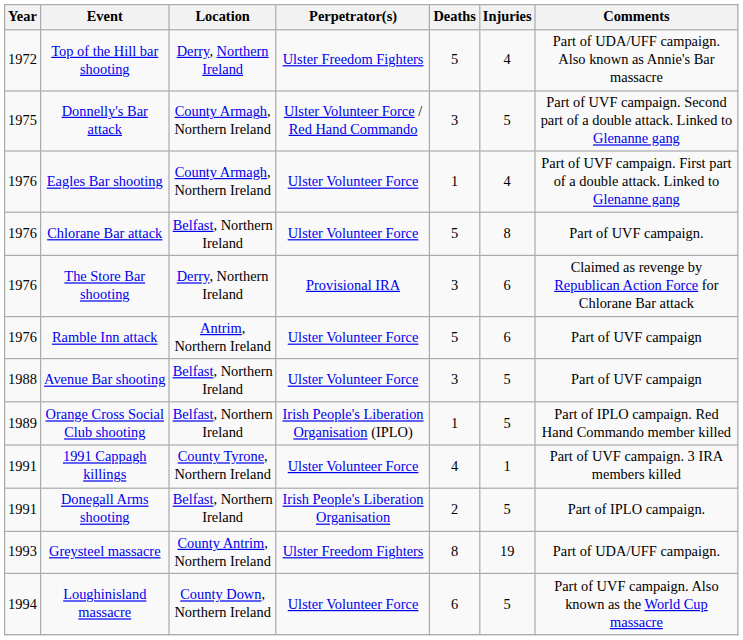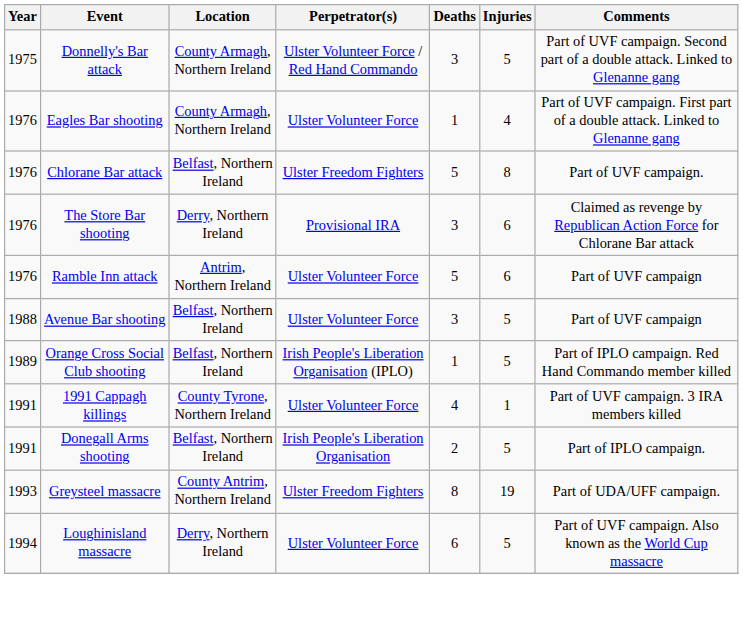- row: (105, 59)
(353, 233) Ulster Volunteer Force -> (353, 172) Ulster Freedom Fighters
(223, 604) County Down, Northern Ireland -> (223, 543) Derry, Northern Ireland
